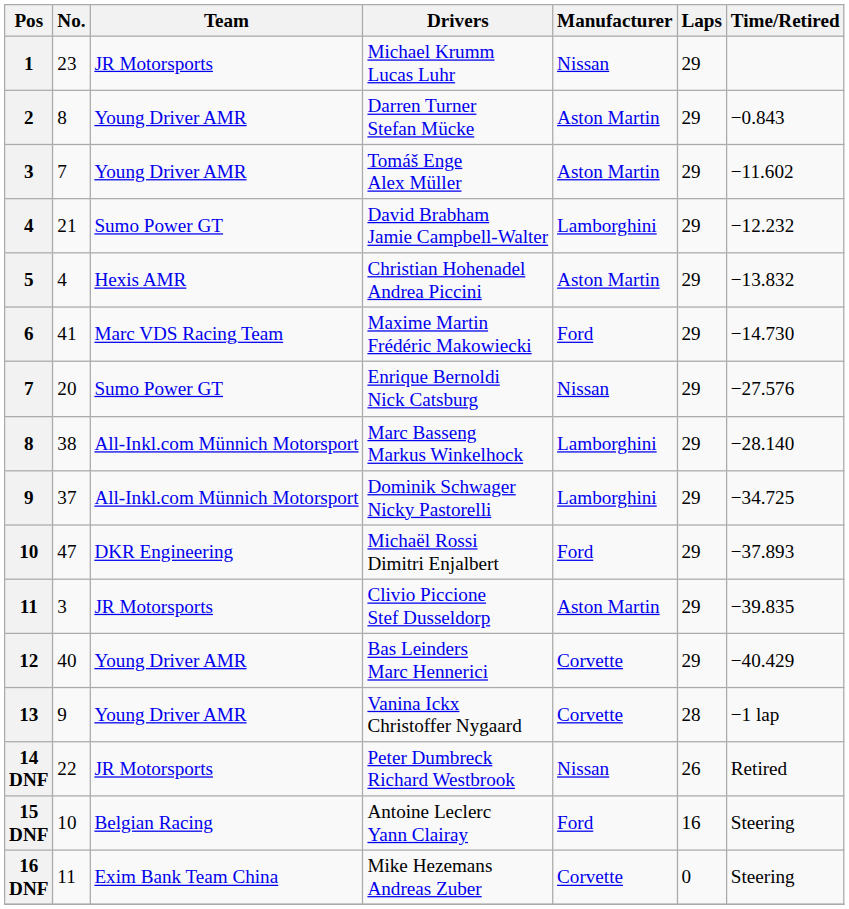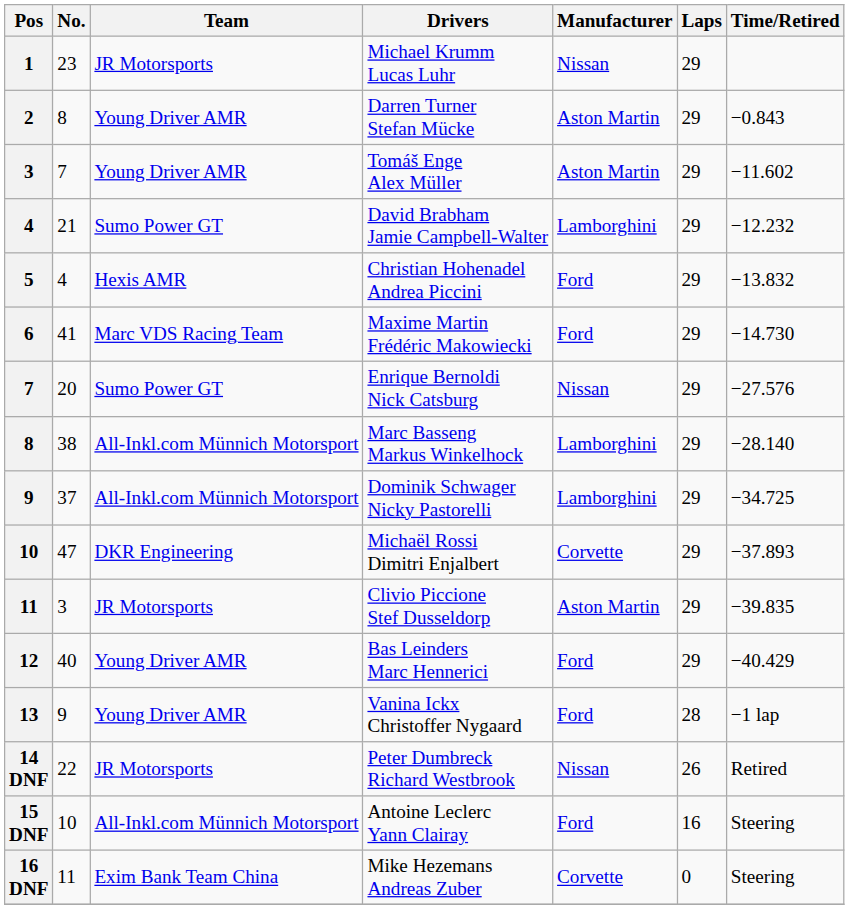(608, 280) Aston Martin -> (575, 280) Ford
(575, 551) Ford -> (590, 551) Corvette
(590, 660) Corvette -> (575, 660) Ford
(590, 714) Corvette -> (575, 714) Ford
(154, 823) Belgian Racing -> (226, 823) All-Inkl.com Münnich Motorsport
